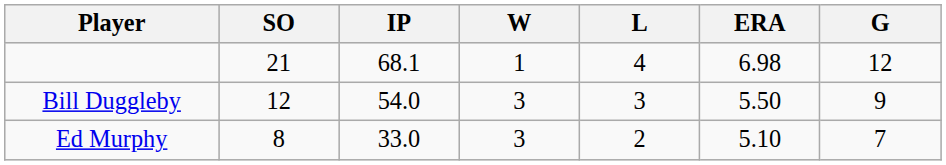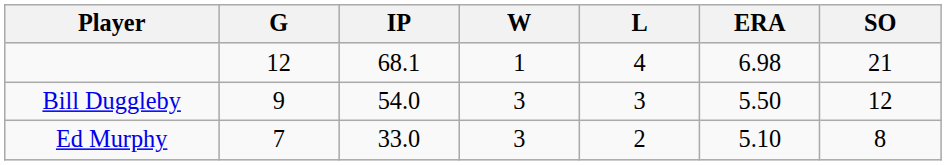columns swapped: (880, 23) <-> (279, 23)
